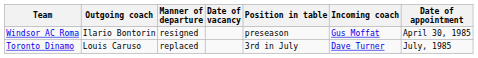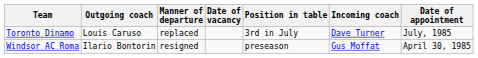rows swapped: (43, 33) <-> (40, 46)
